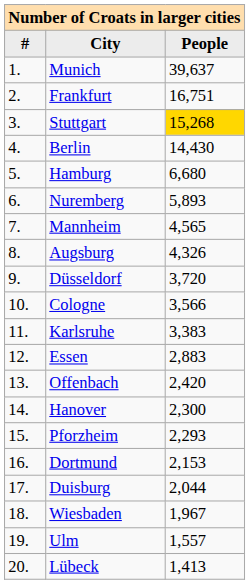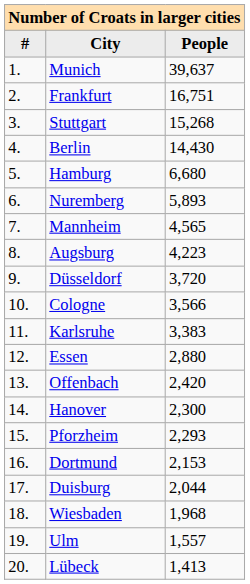(192, 122) gold background -> (192, 122) no background
(188, 252) 4,326 -> (188, 252) 4,223
(188, 357) 2,883 -> (188, 357) 2,880
(188, 514) 1,967 -> (188, 514) 1,968
